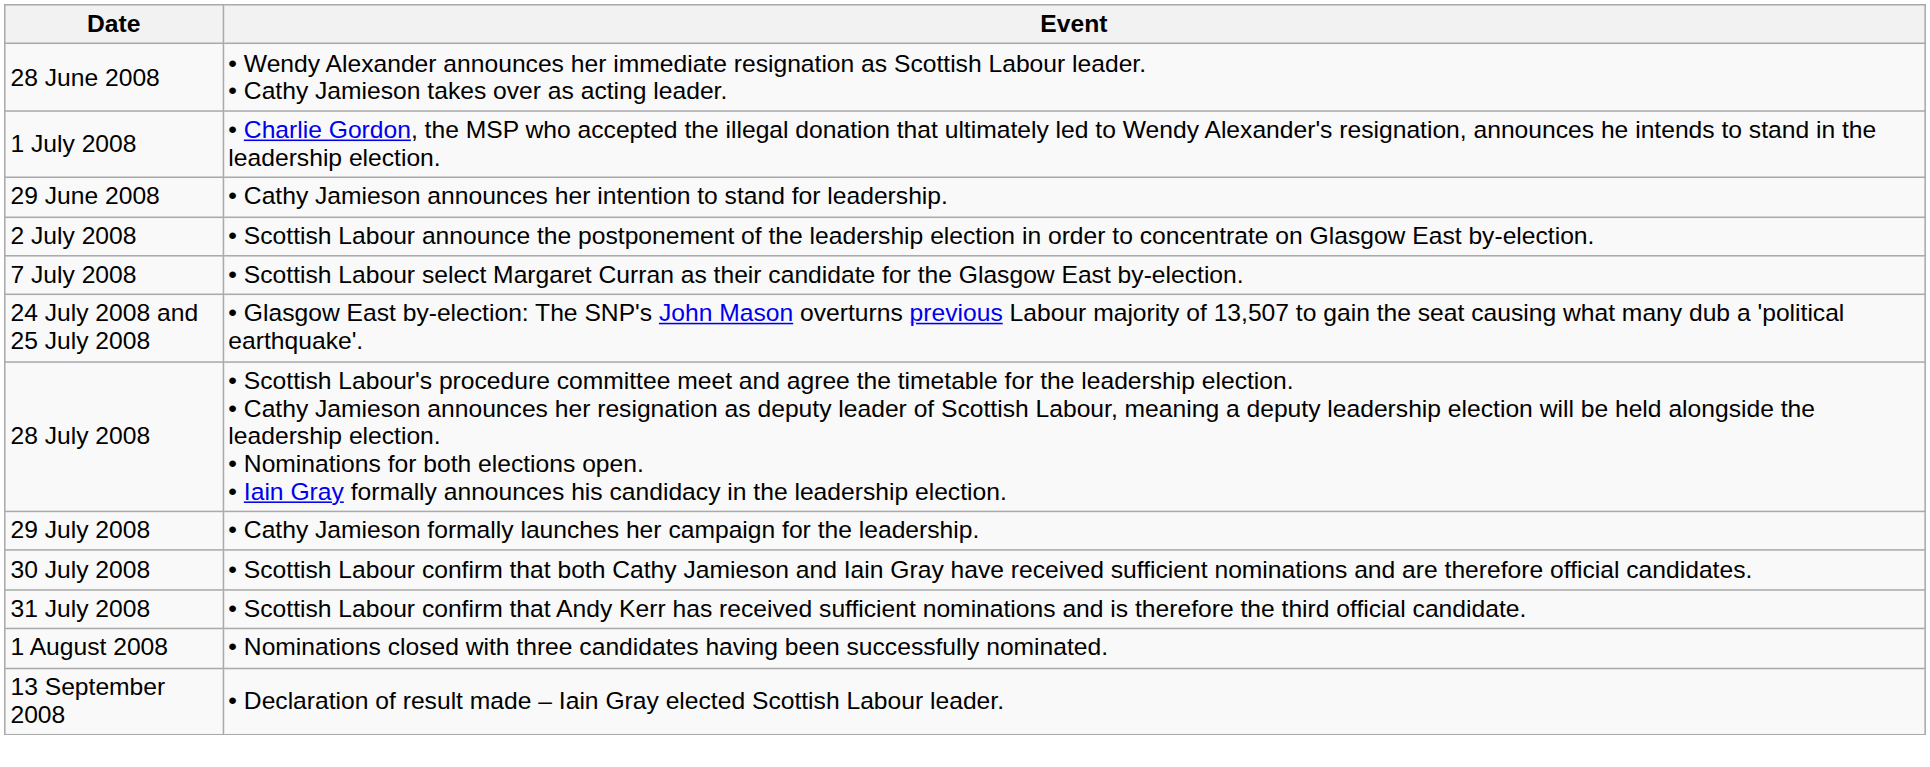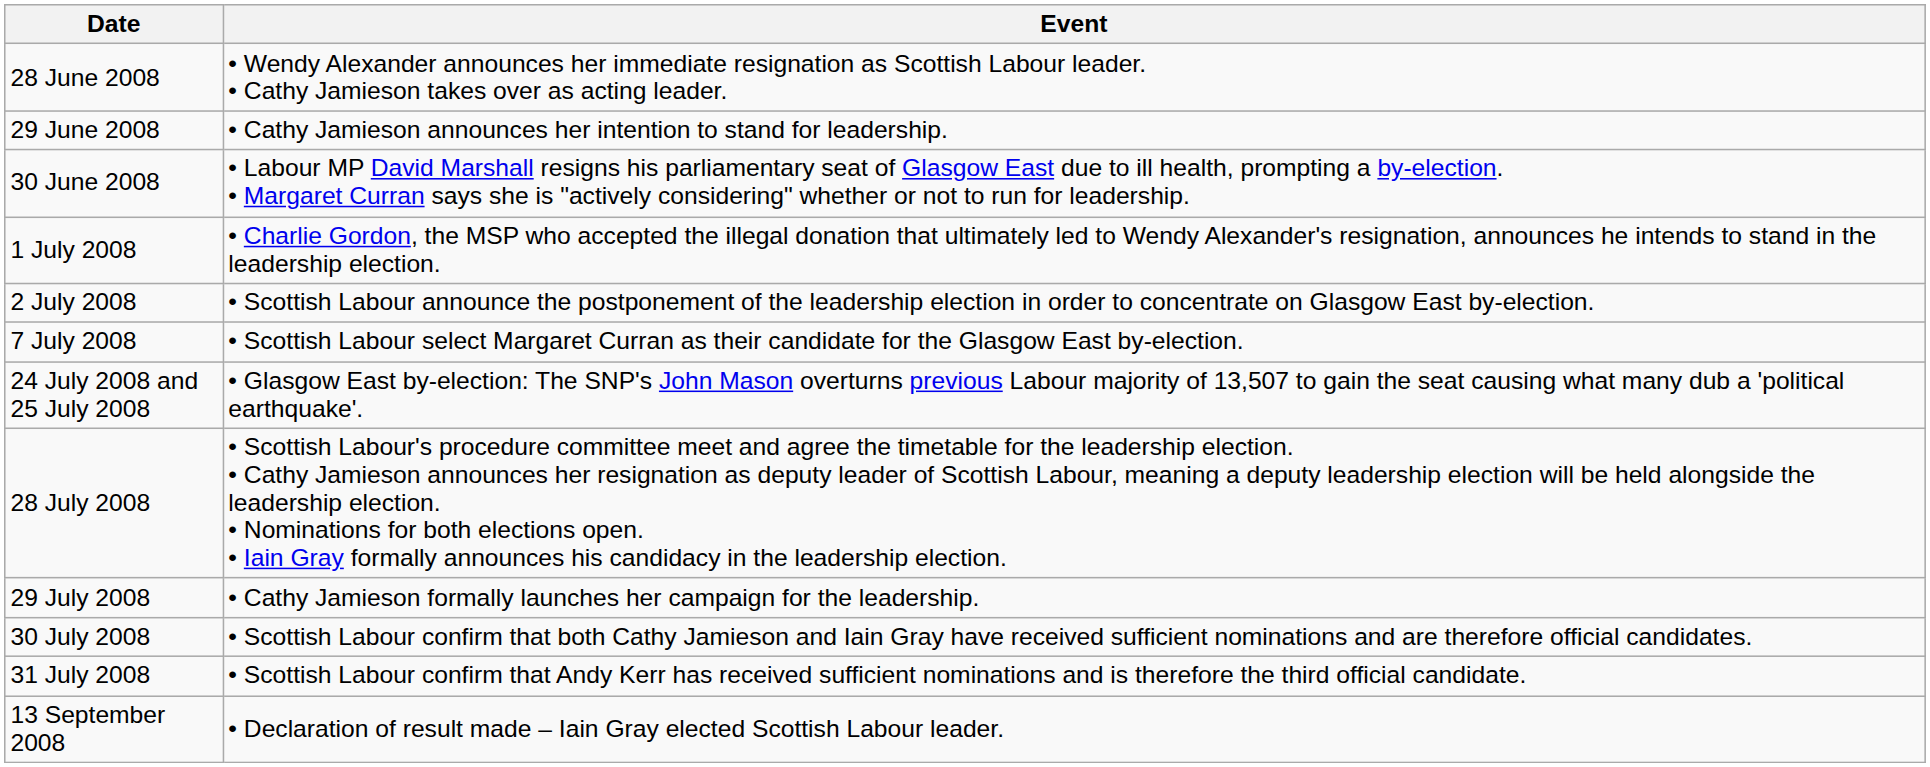rows swapped: (85, 196) <-> (73, 143)
+ row: (85, 182)
- row: (89, 647)
